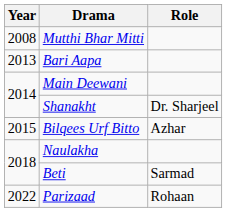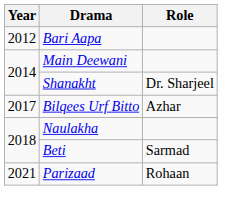- row: (93, 38)
(22, 60) 2013 -> (22, 38) 2012
(22, 128) 2015 -> (22, 106) 2017
(22, 196) 2022 -> (22, 173) 2021
